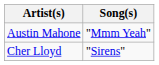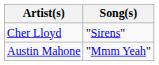rows swapped: (44, 32) <-> (34, 51)
